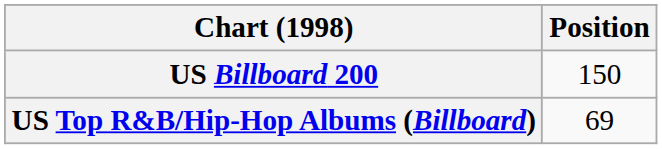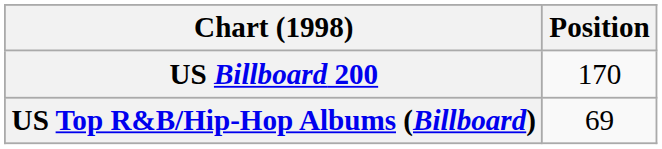(600, 73) 150 -> (600, 73) 170
